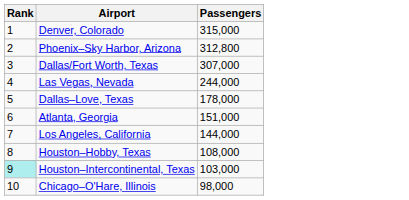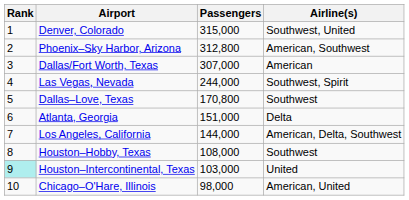+ column: (334, 13)
(220, 100) 178,000 -> (220, 100) 170,800
